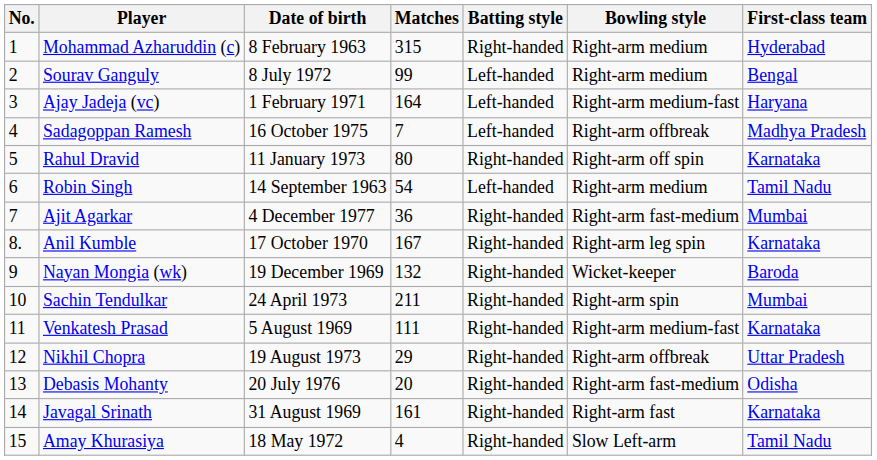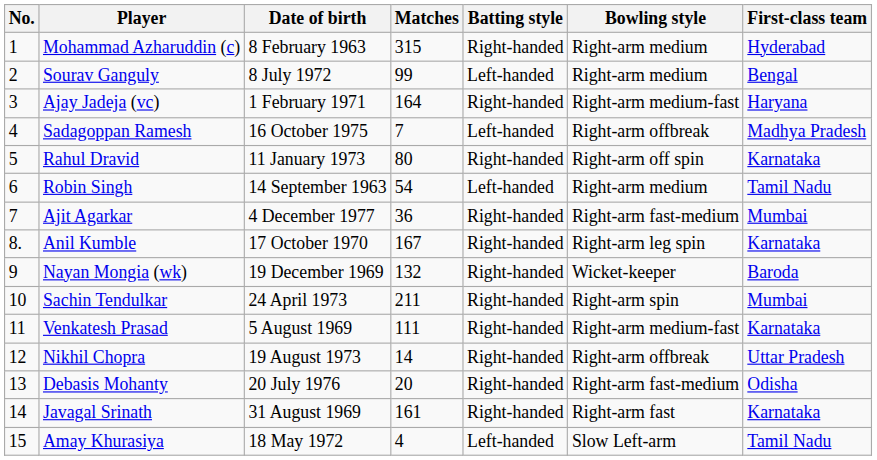(510, 103) Left-handed -> (515, 103) Right-handed
(404, 356) 29 -> (404, 356) 14
(515, 441) Right-handed -> (510, 441) Left-handed
